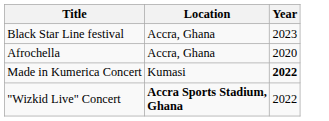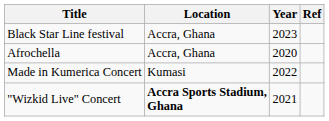+ column: (312, 14)
(285, 72) bold -> (285, 72) normal
(285, 99) 2022 -> (285, 99) 2021
